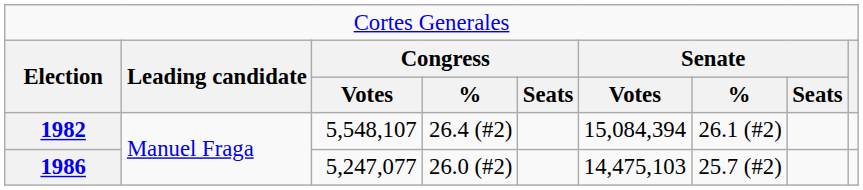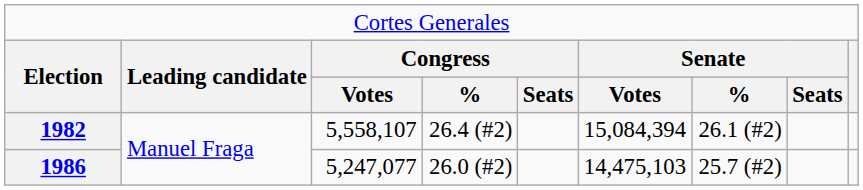(371, 130) 5,548,107 -> (371, 130) 5,558,107
